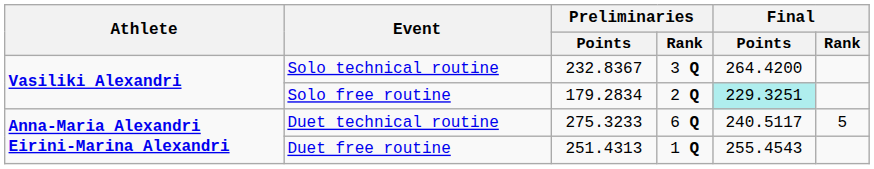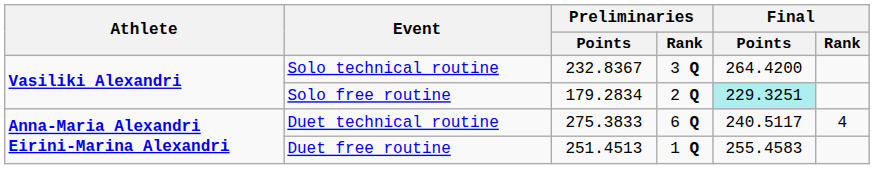(604, 123) 275.3233 -> (604, 123) 275.3833
(842, 123) 5 -> (842, 123) 4
(604, 149) 251.4313 -> (604, 149) 251.4513
(764, 149) 255.4543 -> (764, 149) 255.4583
